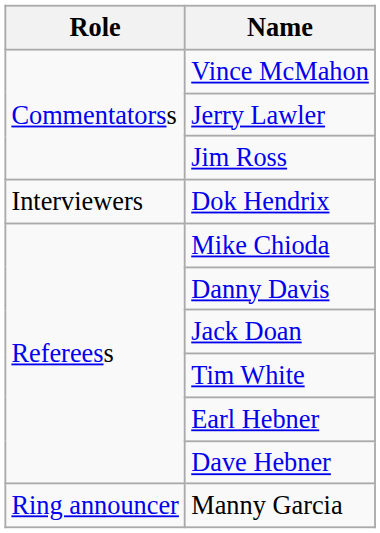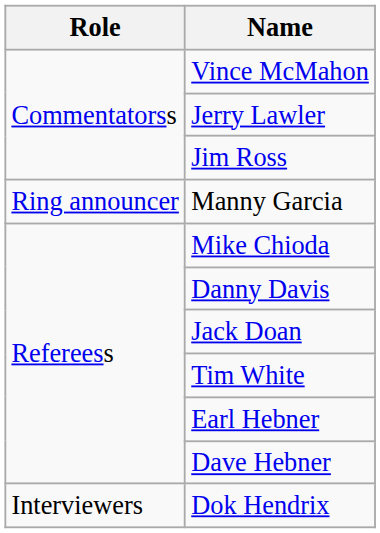rows swapped: (267, 505) <-> (260, 201)
